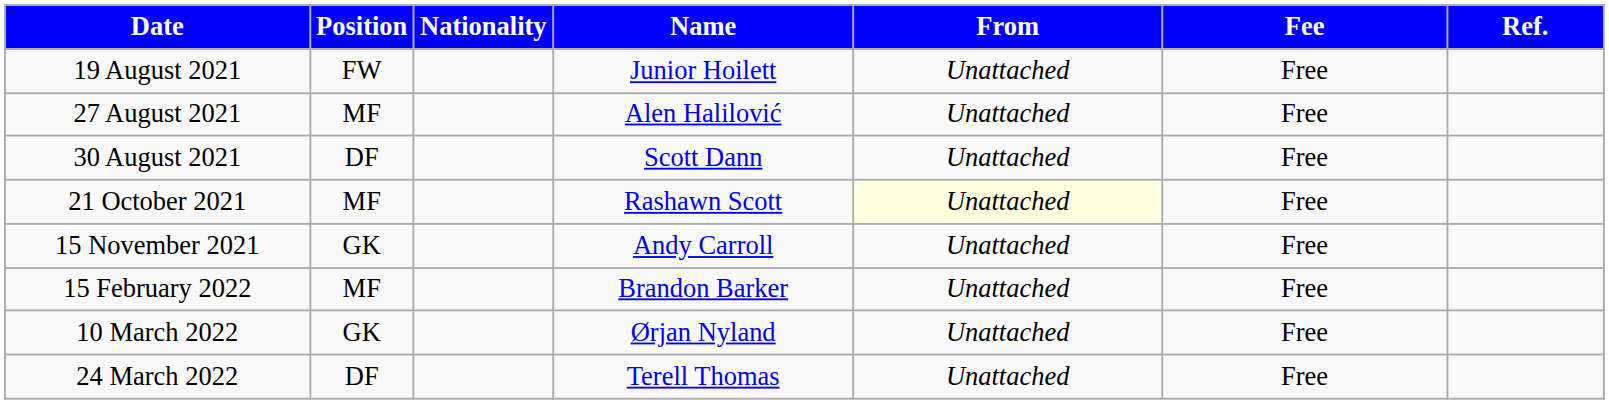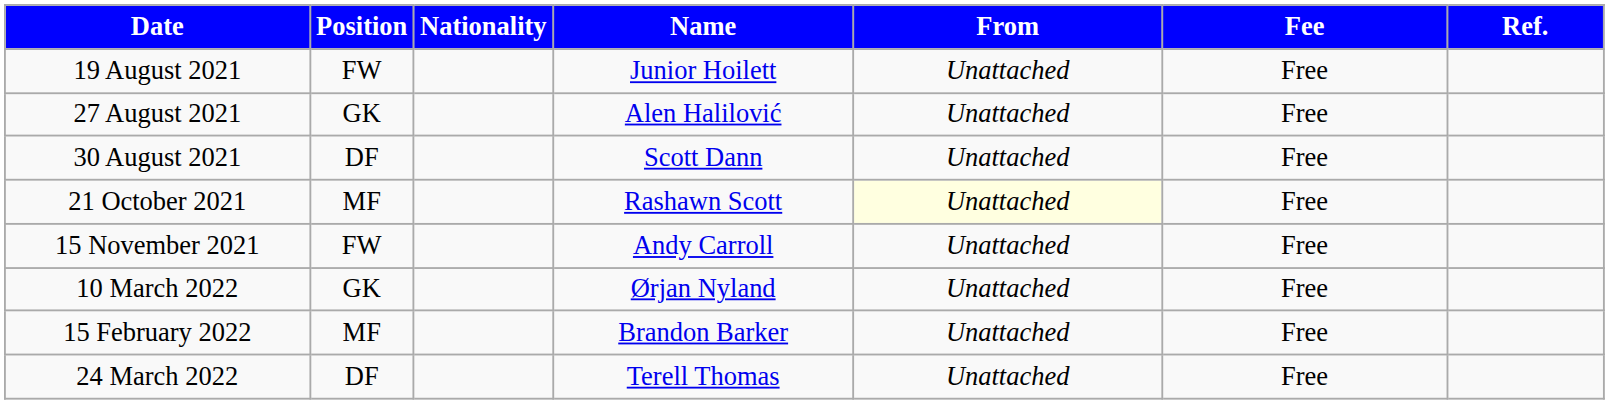(362, 114) MF -> (362, 114) GK
(362, 245) GK -> (362, 245) FW
rows swapped: (157, 288) <-> (157, 332)
